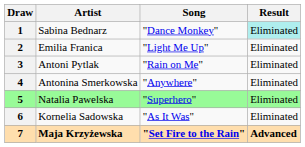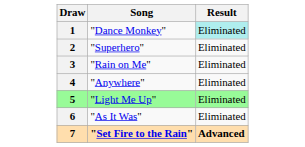- column: (88, 13)
(175, 47) "Light Me Up" -> (117, 47) "Superhero"
(169, 99) "Superhero" -> (123, 99) "Light Me Up"
